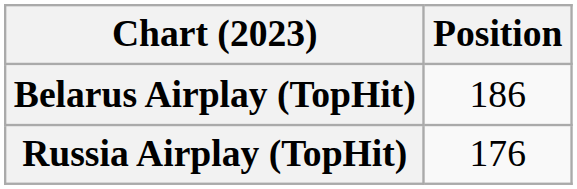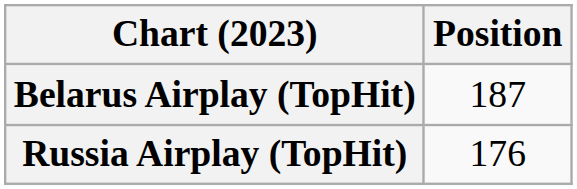(498, 93) 186 -> (498, 93) 187
